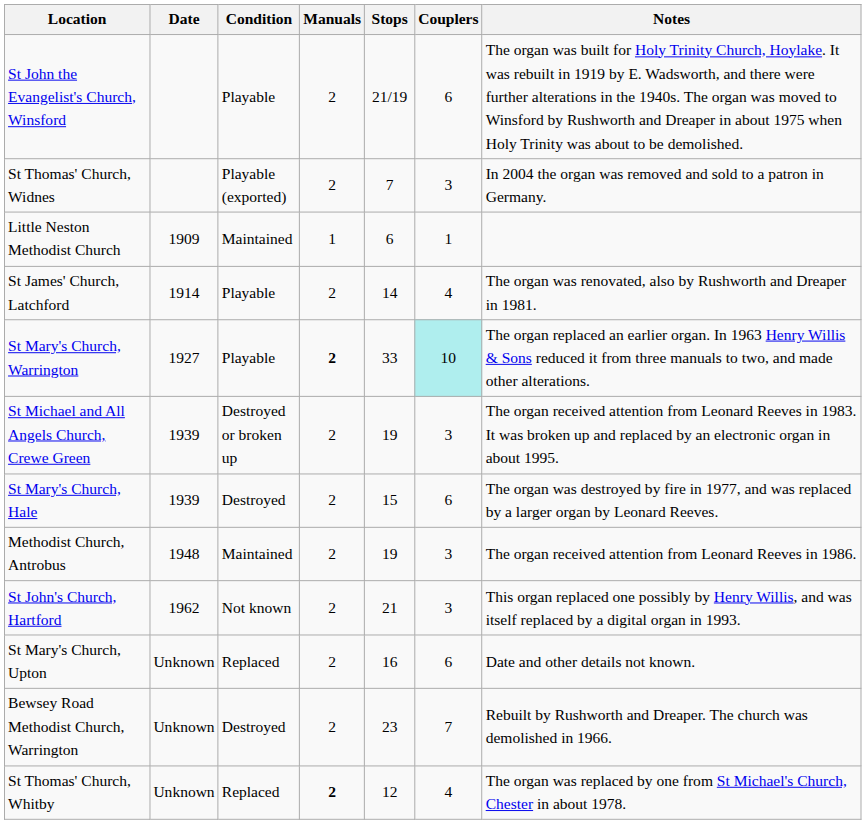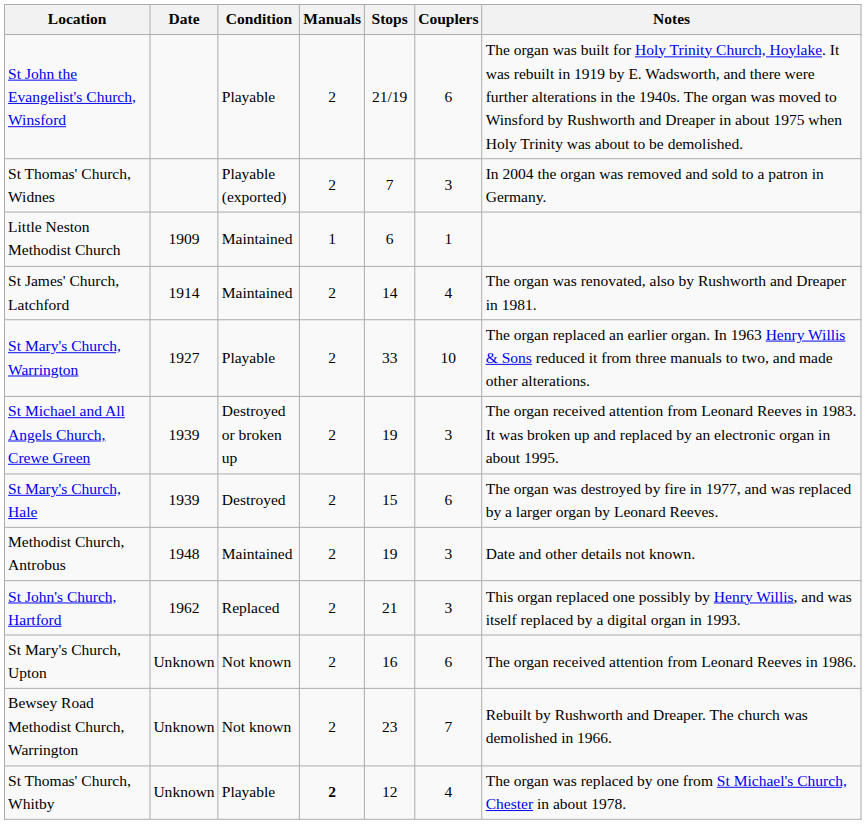(249, 292) Playable -> (257, 292) Maintained
(332, 358) bold -> (332, 358) normal
(448, 358) paleturquoise background -> (448, 358) no background
(671, 554) The organ received attention from Leonard Reeves in 1986. -> (590, 554) Date and other details not known.
(256, 607) Not known -> (251, 607) Replaced
(251, 661) Replaced -> (256, 661) Not known
(590, 661) Date and other details not known. -> (671, 661) The organ received attention from Leonard Reeves in 1986.
(254, 726) Destroyed -> (256, 726) Not known
(251, 792) Replaced -> (249, 792) Playable
